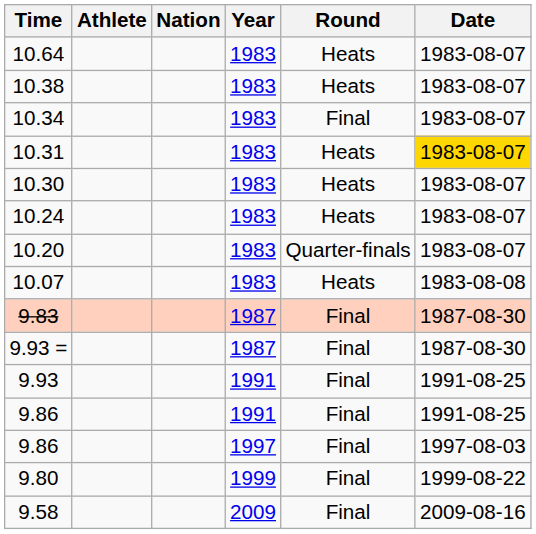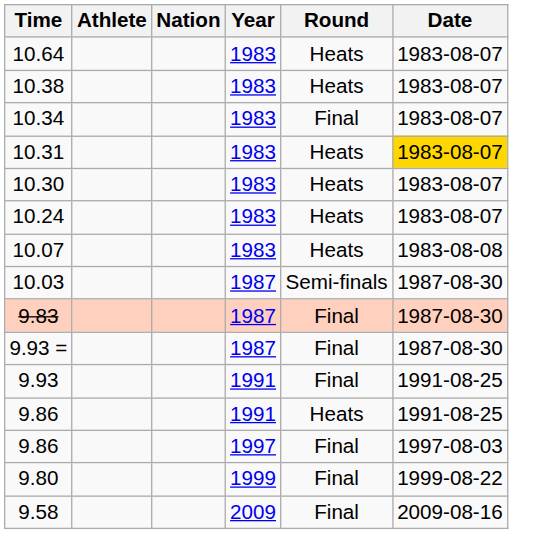- row: (38, 250)
+ row: (38, 282)
(348, 413) Final -> (337, 413) Heats
